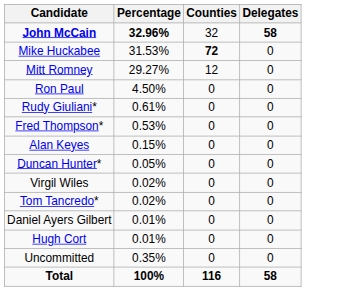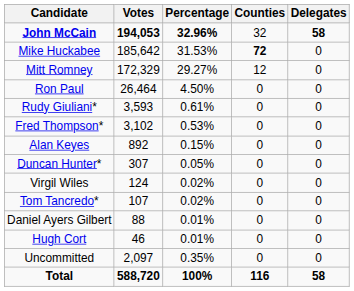+ column: (138, 13)
